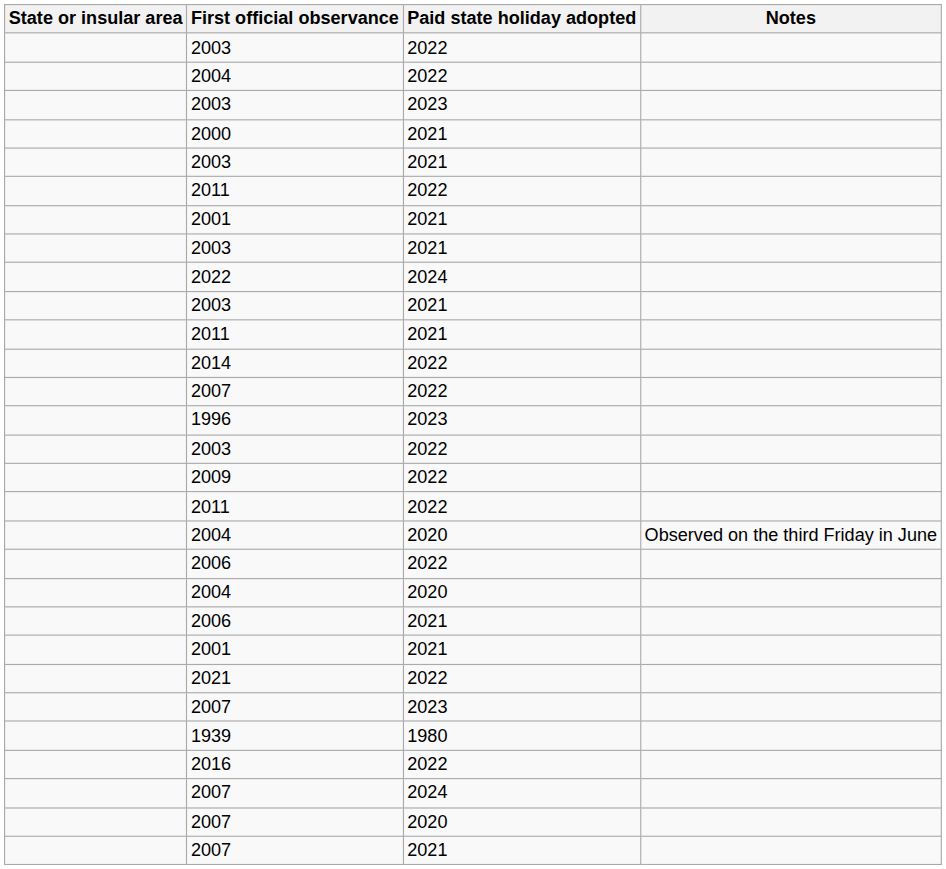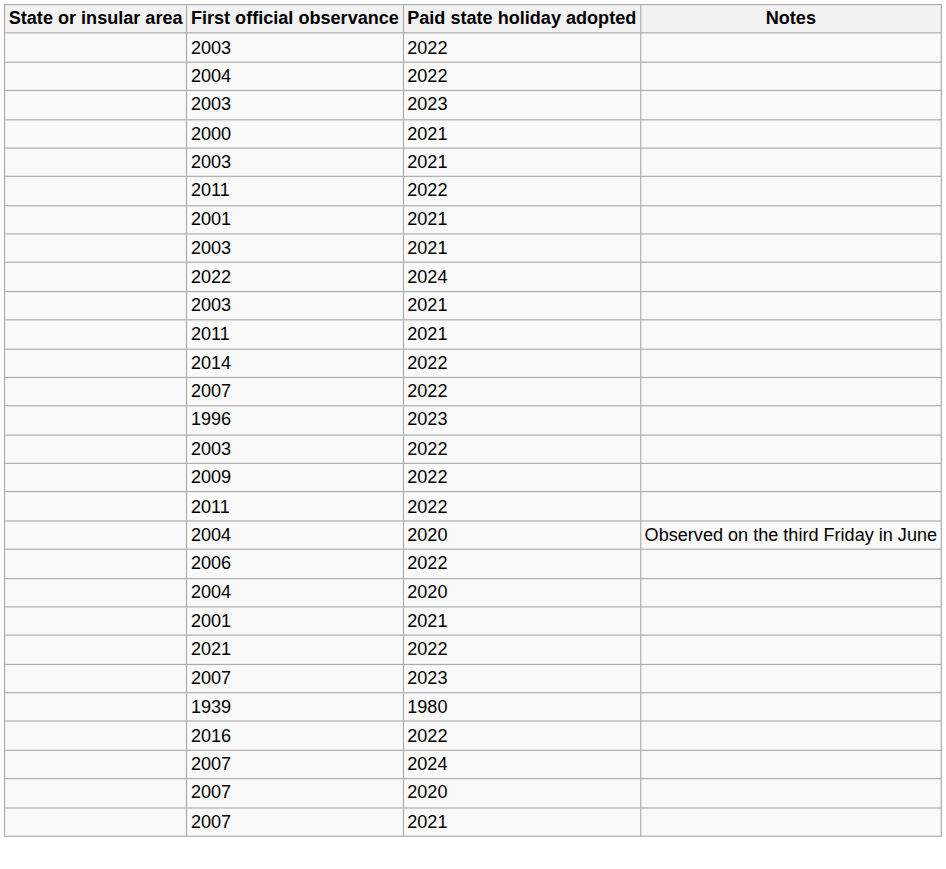- row: (211, 620)
